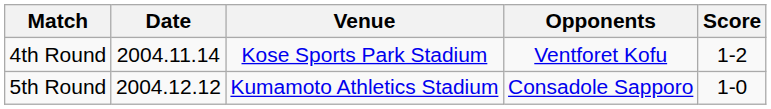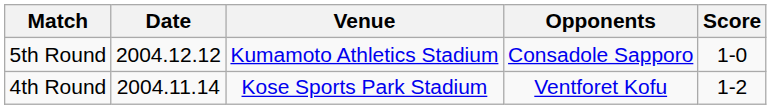rows swapped: (58, 54) <-> (58, 87)
